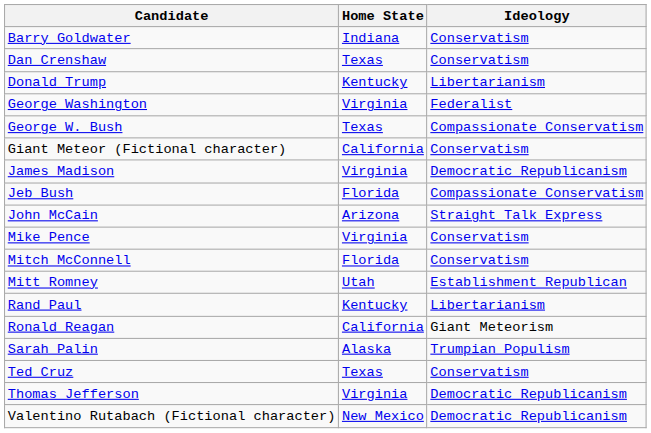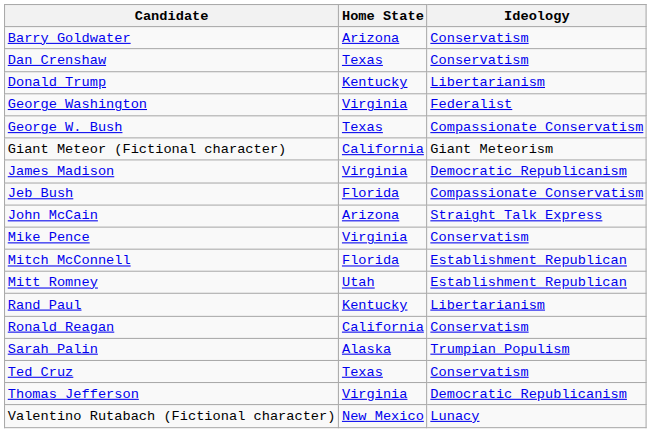(371, 38) Indiana -> (371, 38) Arizona
(480, 149) Conservatism -> (492, 149) Giant Meteorism
(480, 260) Conservatism -> (529, 260) Establishment Republican
(492, 327) Giant Meteorism -> (480, 327) Conservatism
(529, 416) Democratic Republicanism -> (455, 416) Lunacy
